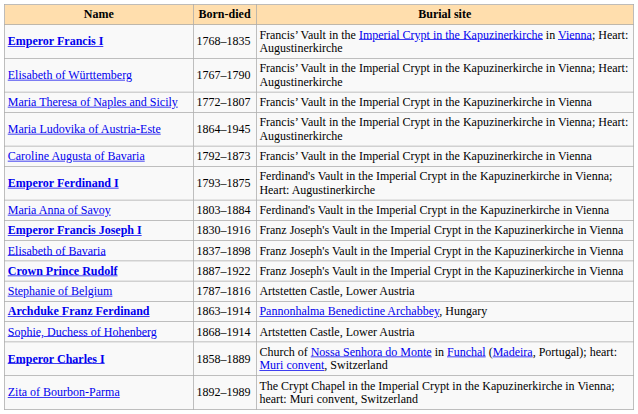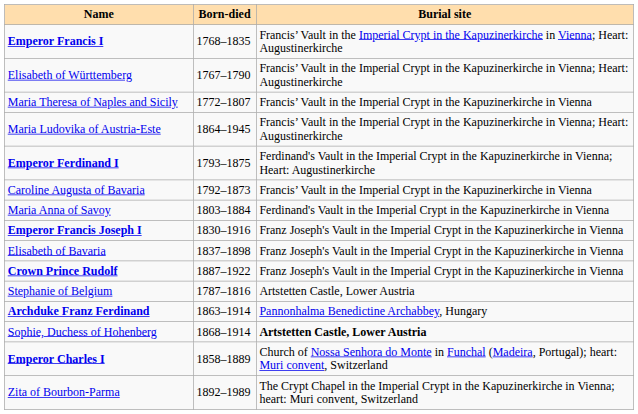rows swapped: (76, 156) <-> (63, 183)
(337, 331) normal -> (343, 331) bold
